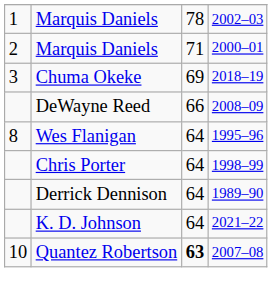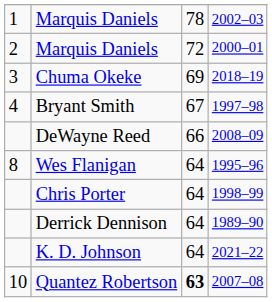(195, 48) 71 -> (195, 48) 72
+ row: (85, 106)
